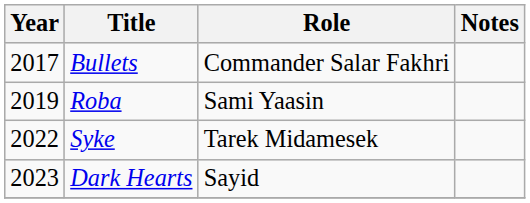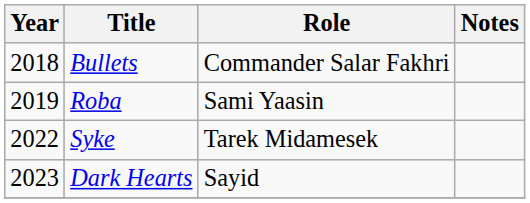(35, 62) 2017 -> (35, 62) 2018
